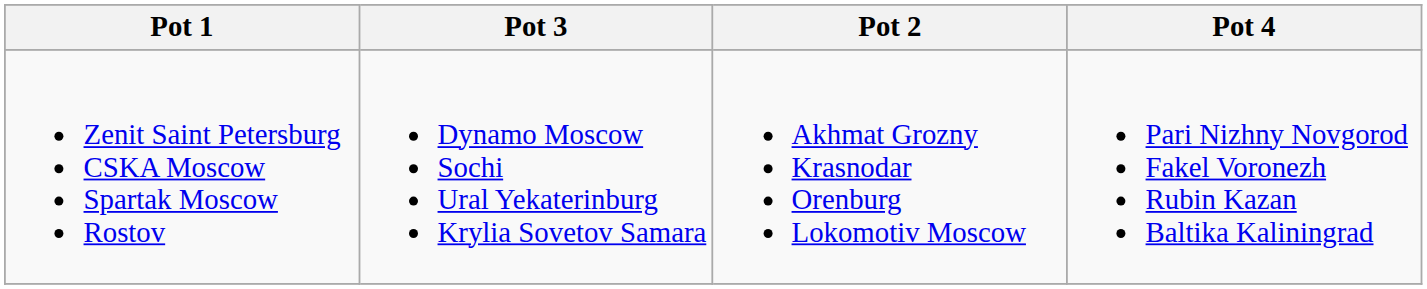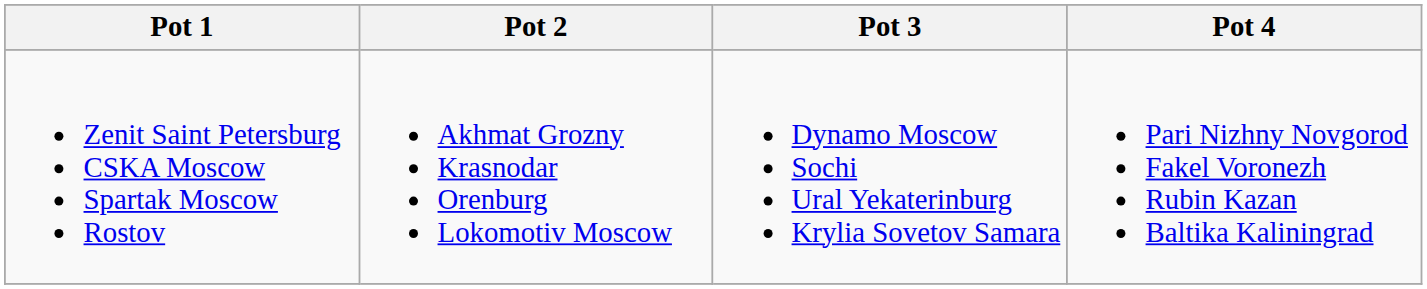columns swapped: (890, 27) <-> (536, 27)
